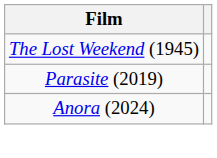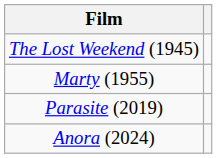+ row: (104, 78)
